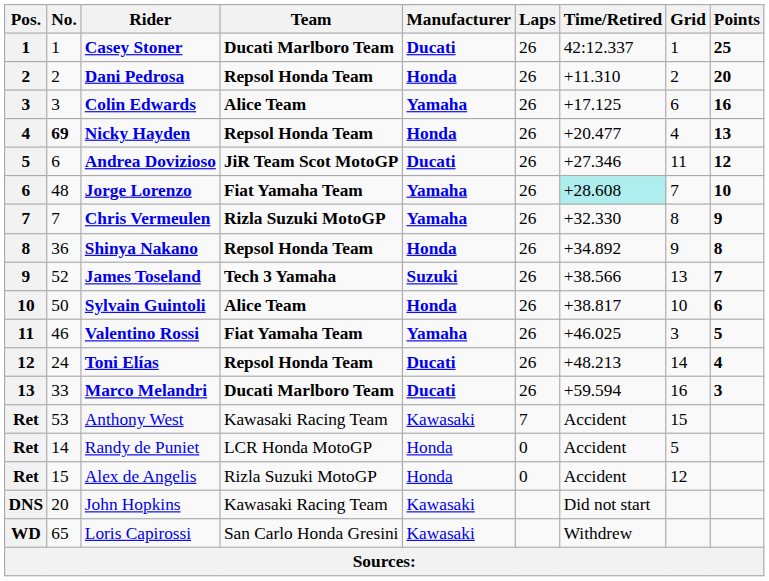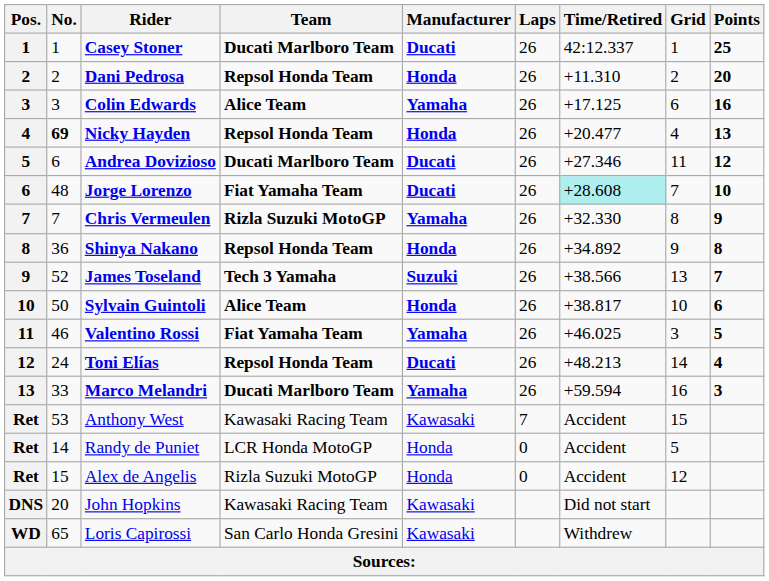(311, 161) JiR Team Scot MotoGP -> (309, 161) Ducati Marlboro Team
(437, 190) Yamaha -> (431, 190) Ducati
(431, 390) Ducati -> (437, 390) Yamaha
